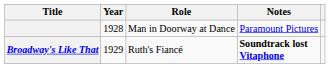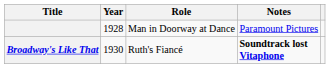(113, 50) 1929 -> (113, 50) 1930
